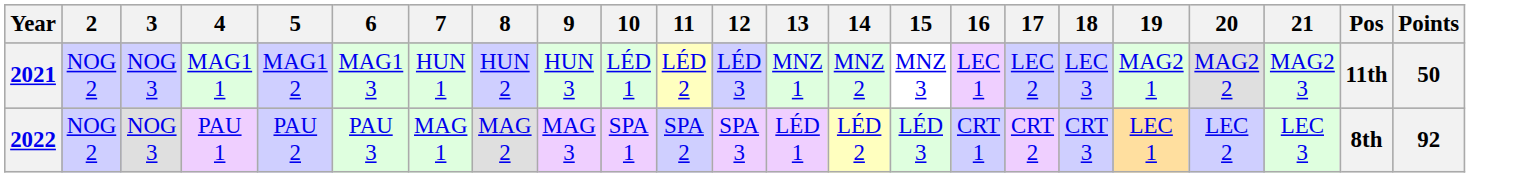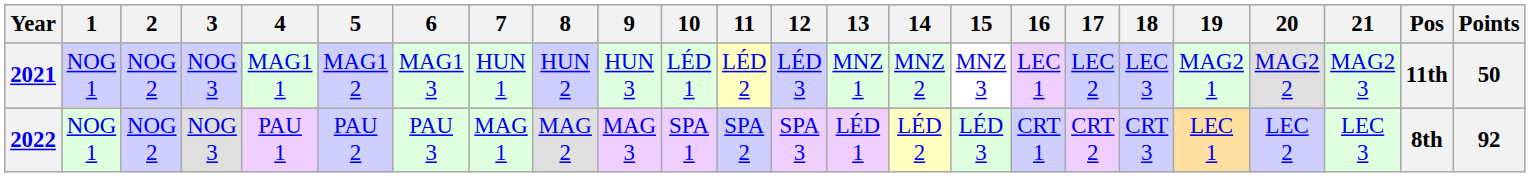+ column: (91, 23)
